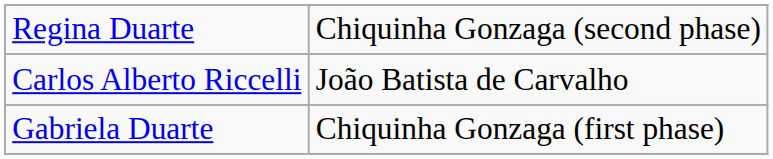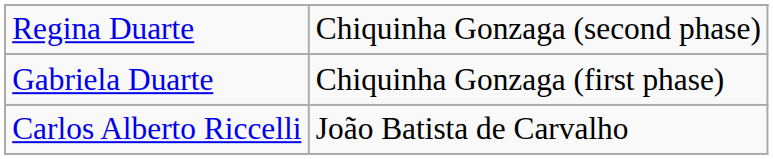rows swapped: (157, 79) <-> (113, 128)
